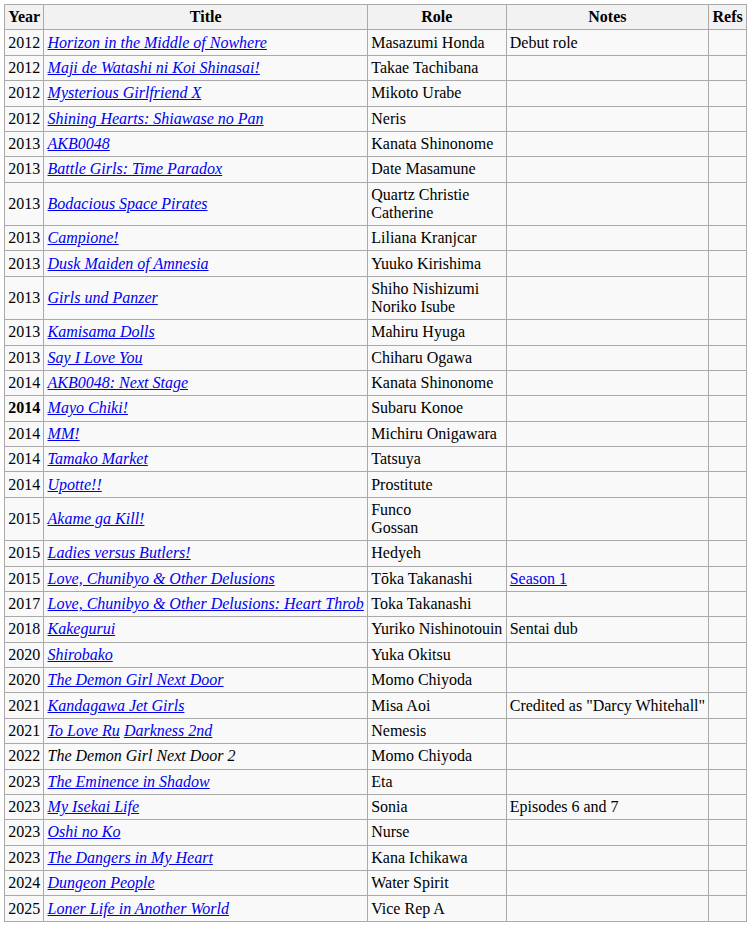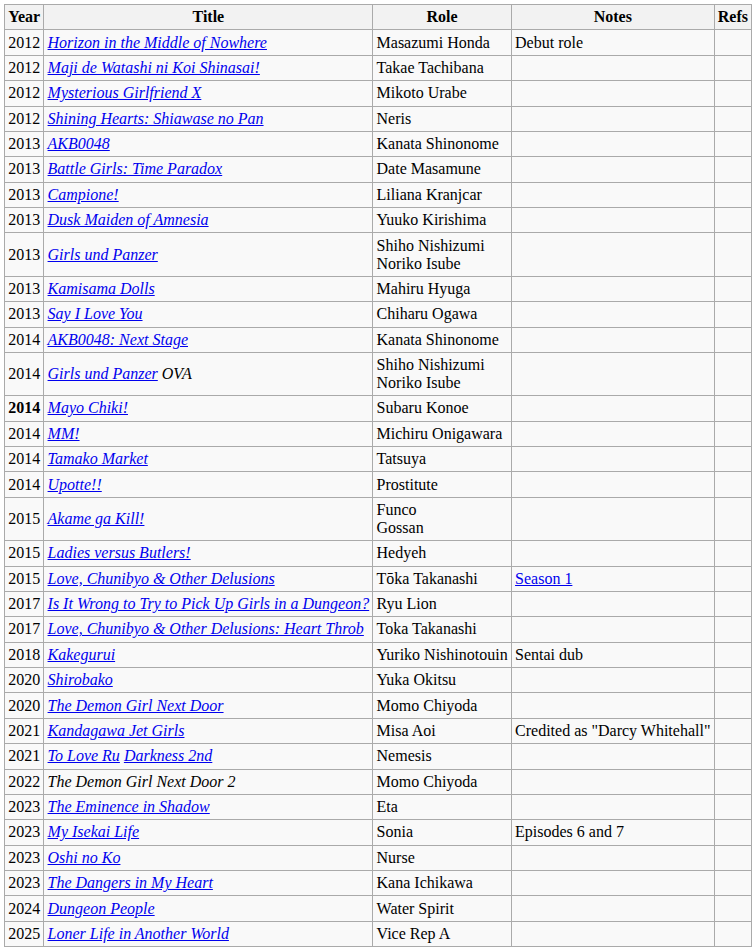- row: (128, 203)
+ row: (120, 374)
+ row: (208, 604)
